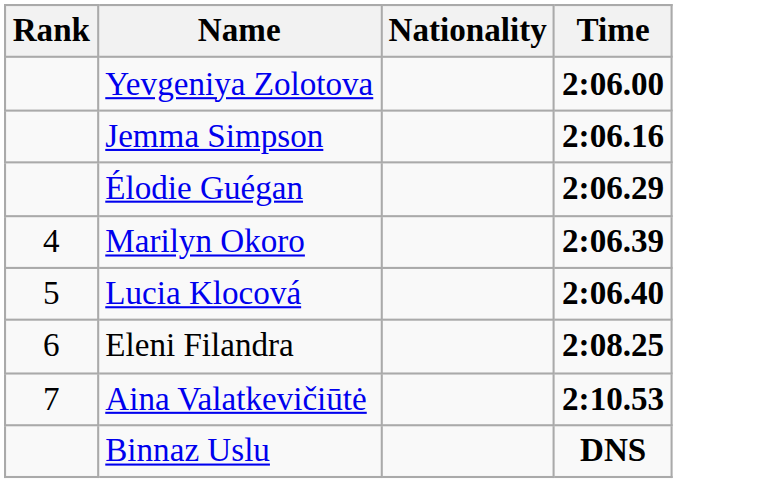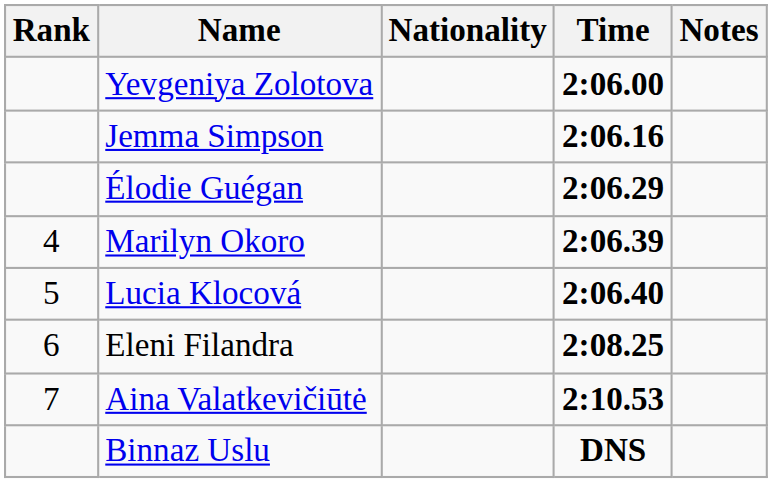+ column: (719, 30)
